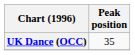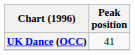(109, 41) 35 -> (109, 41) 41
